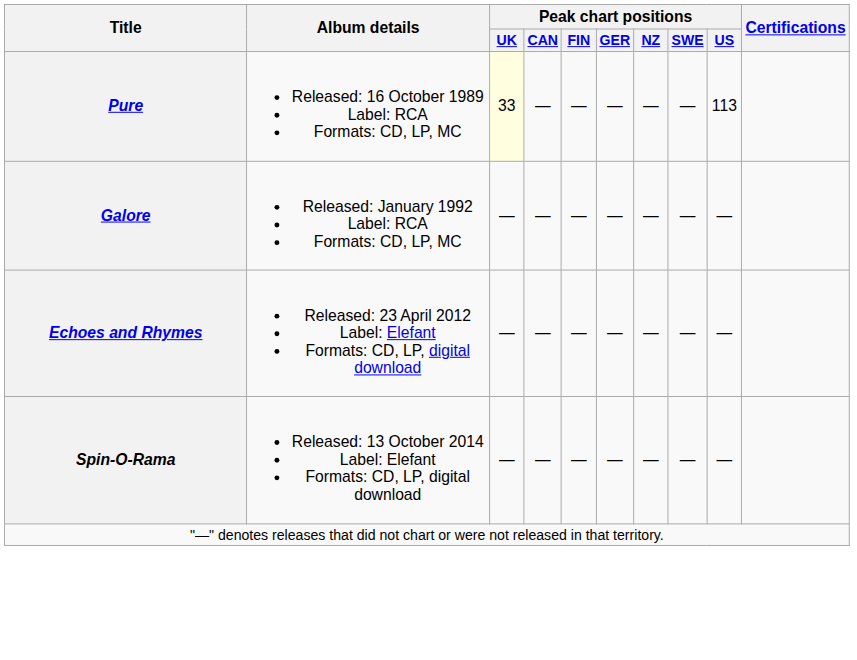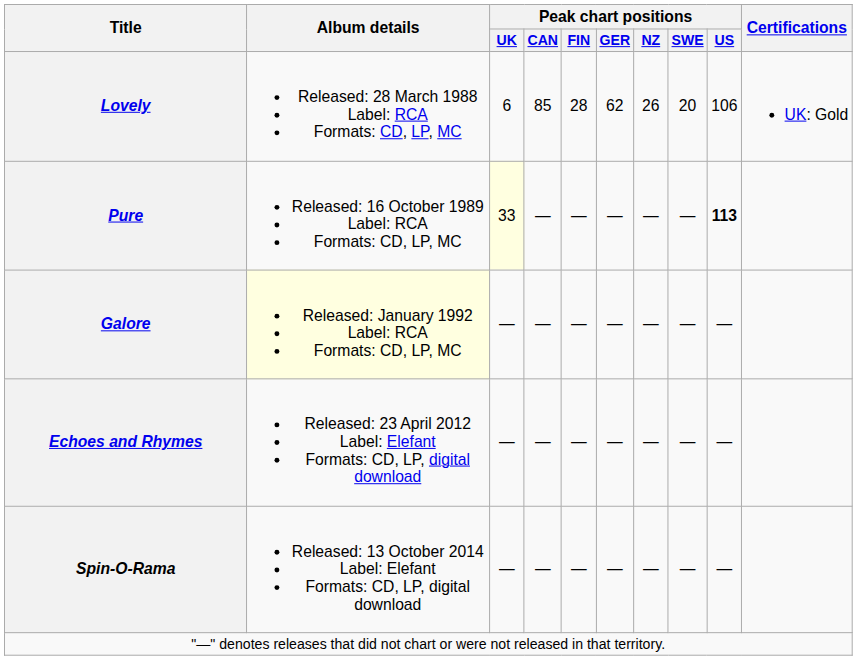+ row: (126, 106)
(724, 106) normal -> (724, 215) bold
(368, 224) no background -> (368, 333) lightyellow background
